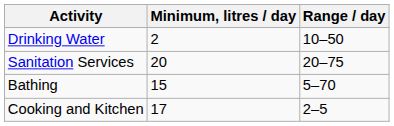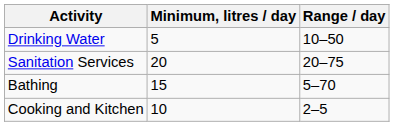(155, 39) 2 -> (155, 39) 5
(159, 109) 17 -> (159, 109) 10
